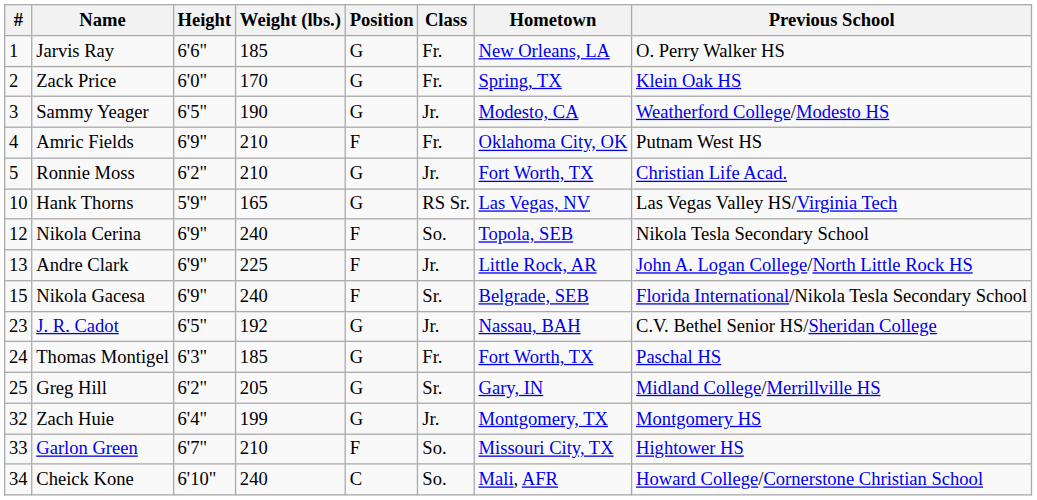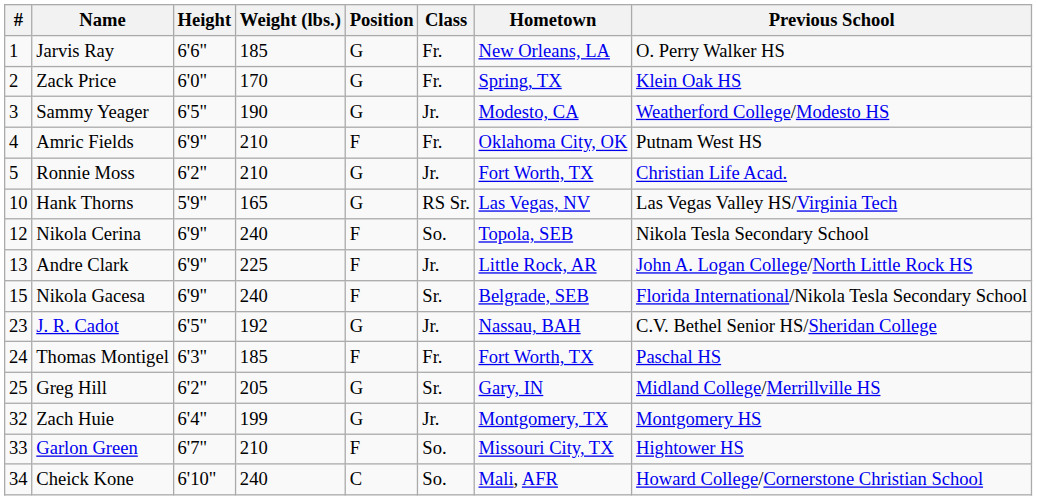(356, 357) G -> (355, 357) F
